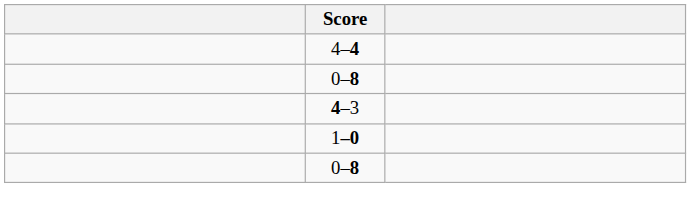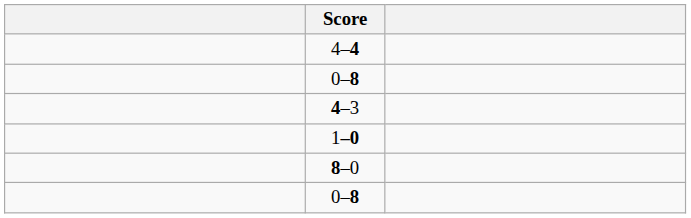+ row: (155, 168)
